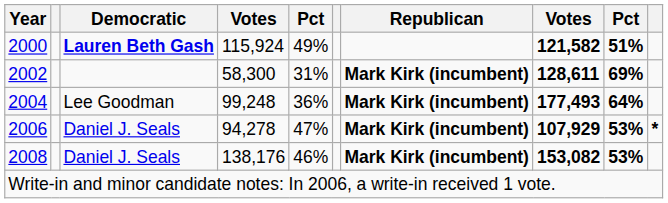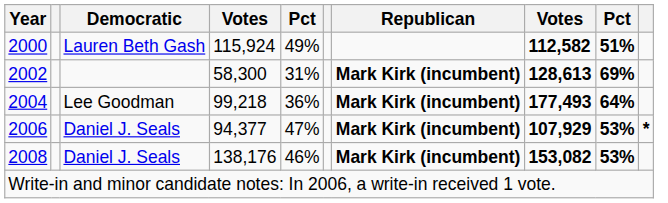(139, 46) bold -> (134, 46) normal
(569, 46) 121,582 -> (559, 46) 112,582
(568, 74) 128,611 -> (560, 74) 128,613
(249, 101) 99,248 -> (240, 101) 99,218
(249, 129) 94,278 -> (240, 129) 94,377
